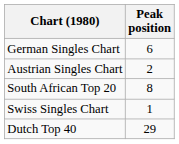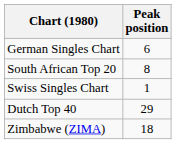- row: (65, 68)
+ row: (56, 128)
